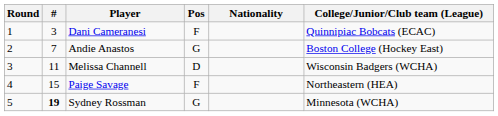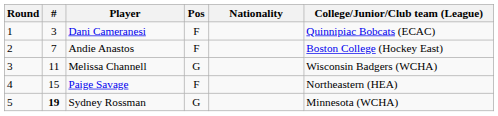(196, 48) G -> (196, 48) F
(196, 66) D -> (196, 66) G
